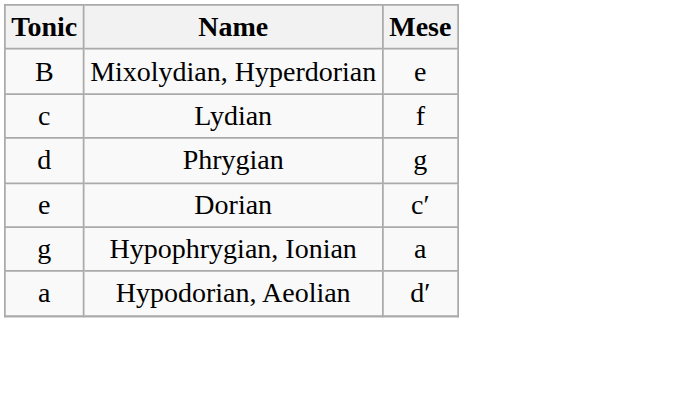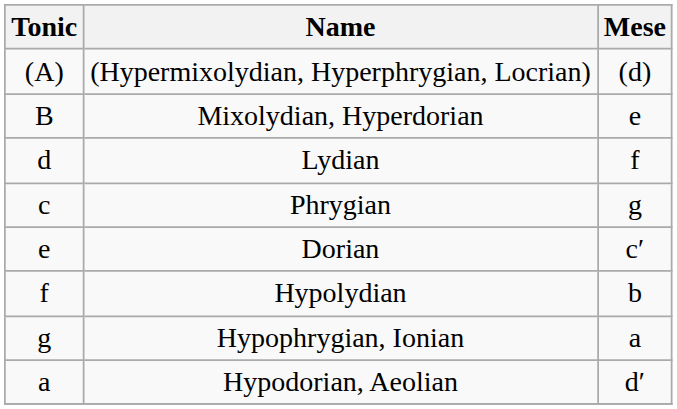+ row: (341, 71)
(44, 115) c -> (44, 159) d
(44, 159) d -> (44, 204) c
+ row: (341, 293)
